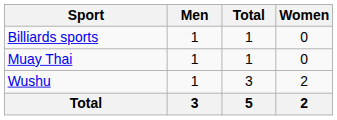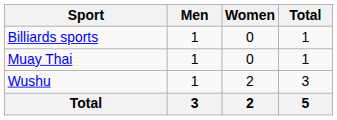columns swapped: (304, 15) <-> (249, 15)
